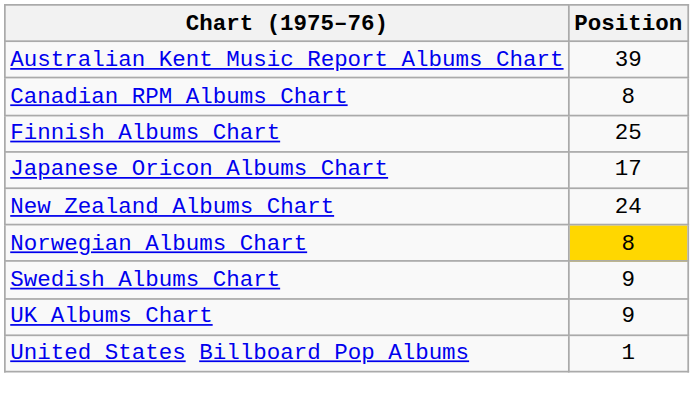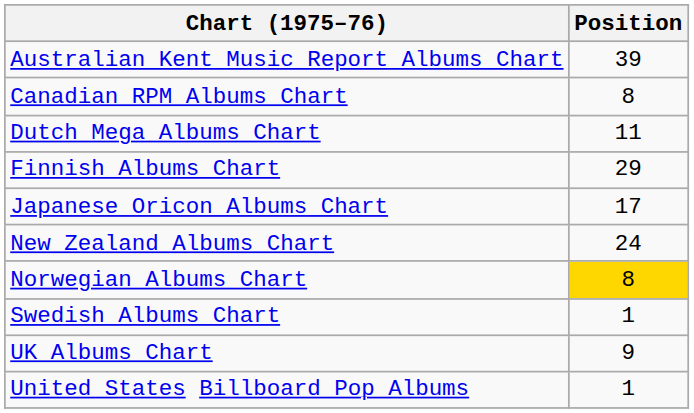+ row: (165, 133)
(628, 133) 25 -> (628, 170) 29
(628, 280) 9 -> (628, 316) 1
